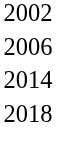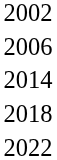+ row: (28, 147)
